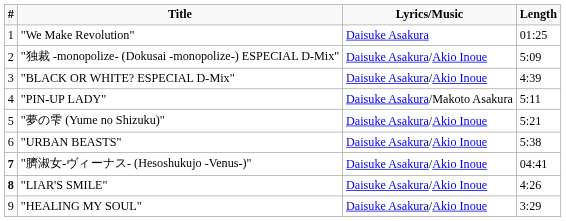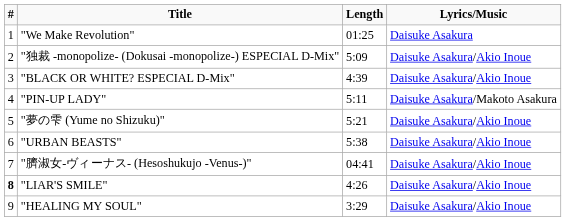columns swapped: (538, 14) <-> (429, 14)
(11, 164) bold -> (11, 164) normal
